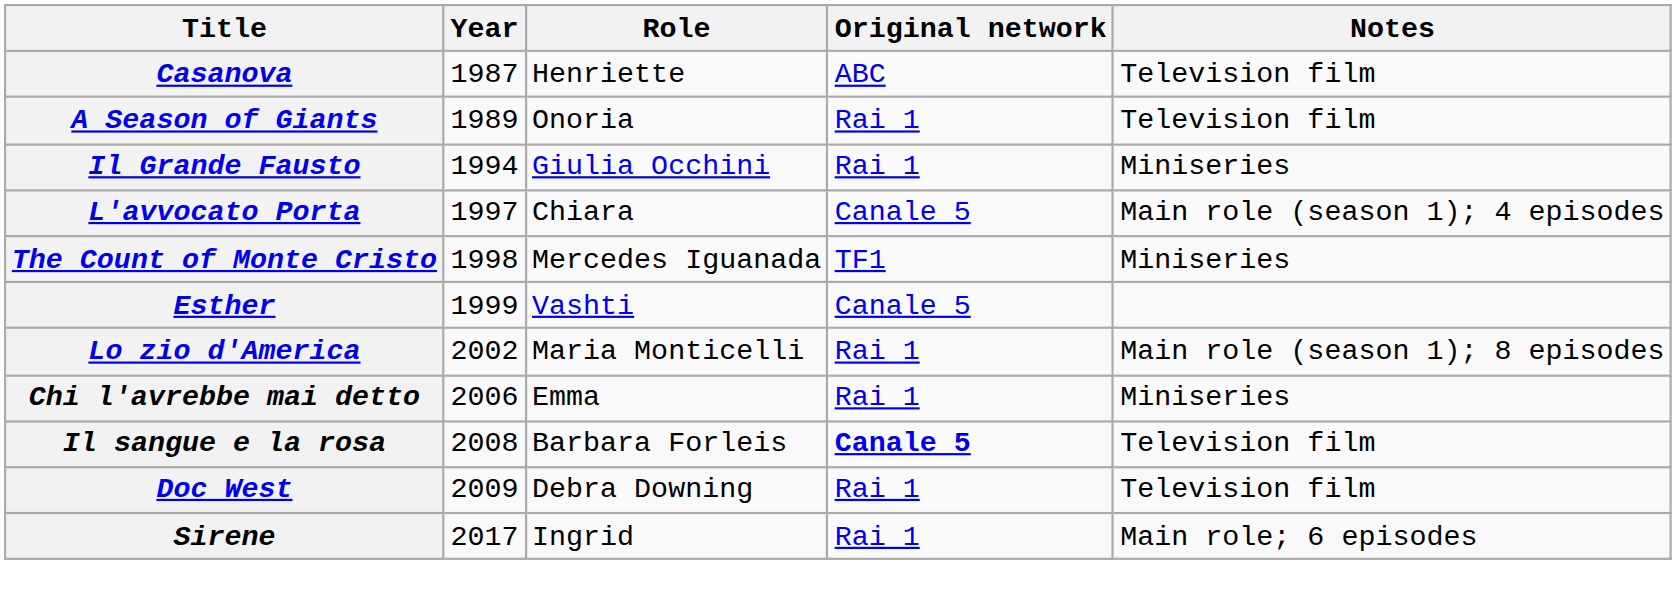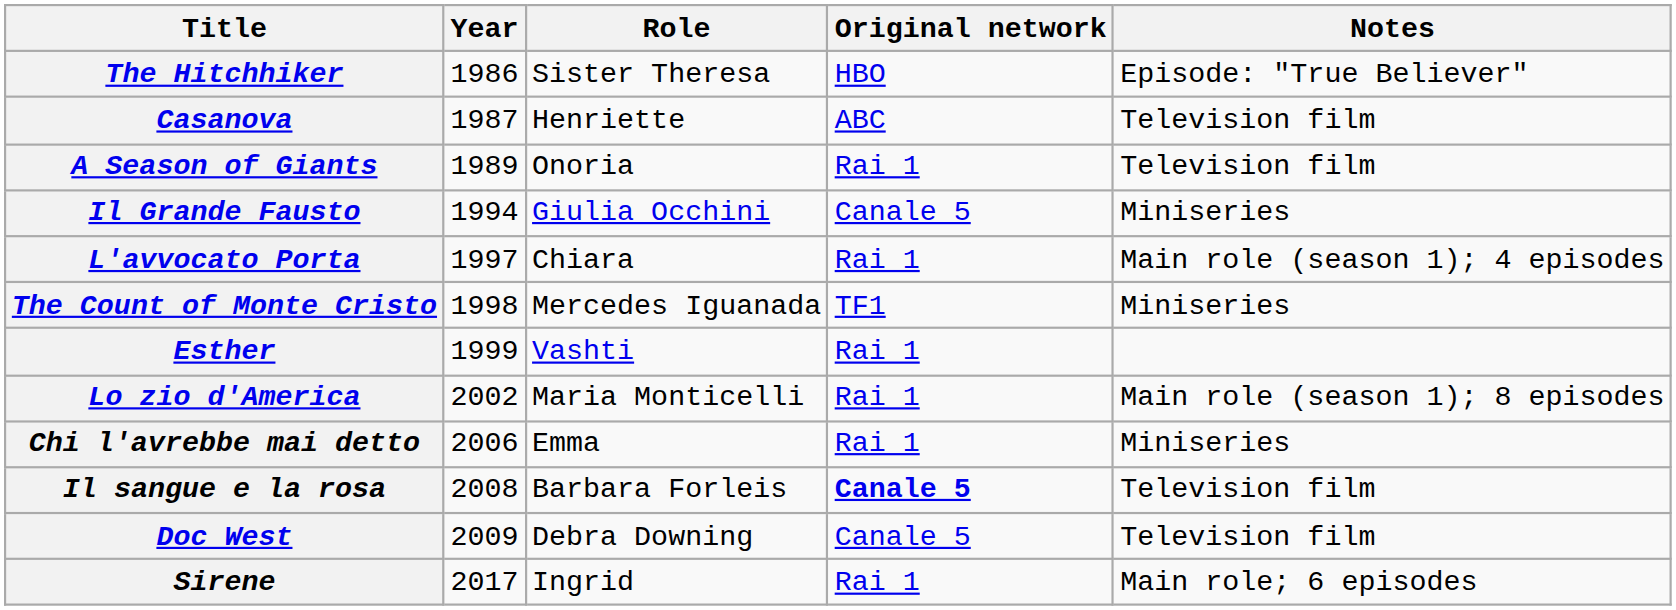+ row: (224, 74)
(877, 167) Rai 1 -> (903, 213) Canale 5
(903, 213) Canale 5 -> (877, 259) Rai 1
(903, 305) Canale 5 -> (877, 352) Rai 1
(877, 490) Rai 1 -> (903, 536) Canale 5
